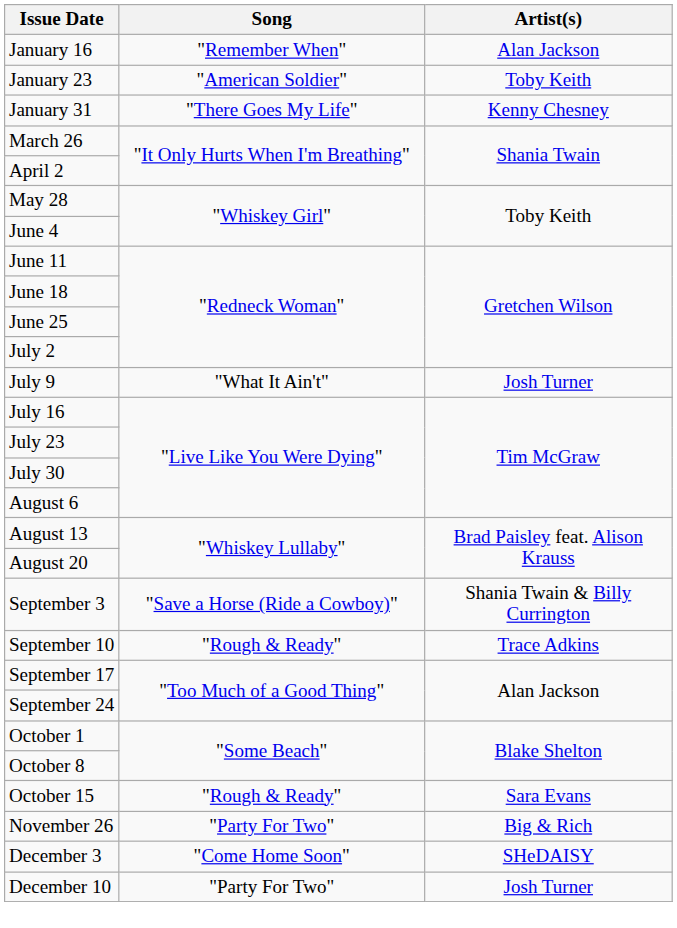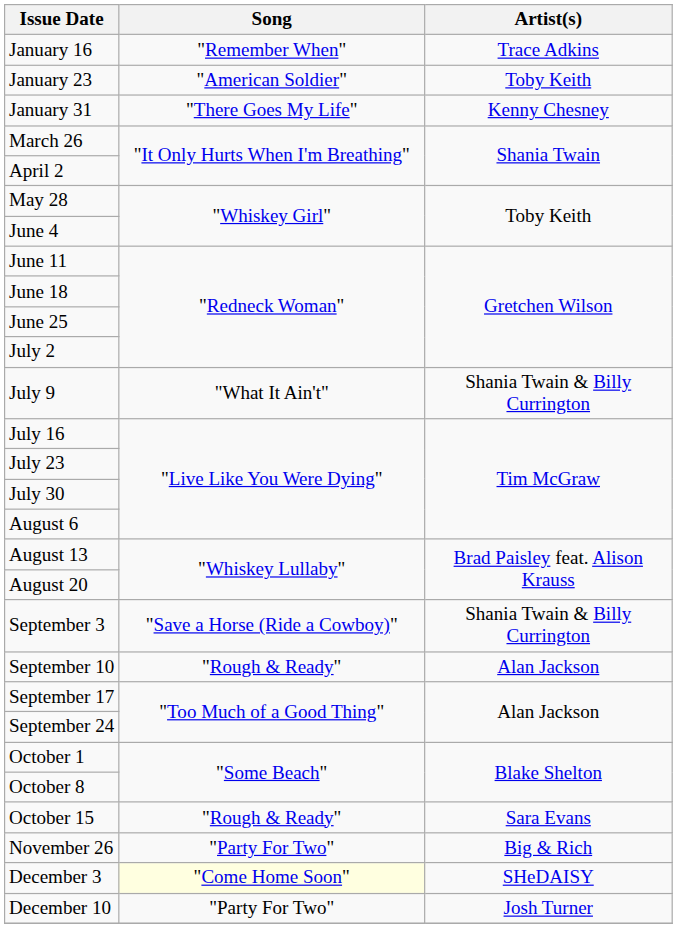(548, 49) Alan Jackson -> (548, 49) Trace Adkins
(548, 381) Josh Turner -> (548, 392) Shania Twain & Billy Currington
(548, 644) Trace Adkins -> (548, 666) Alan Jackson
(272, 856) no background -> (272, 877) lightyellow background
